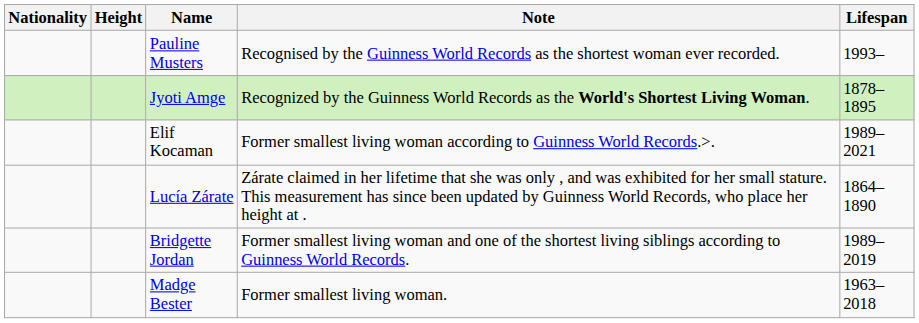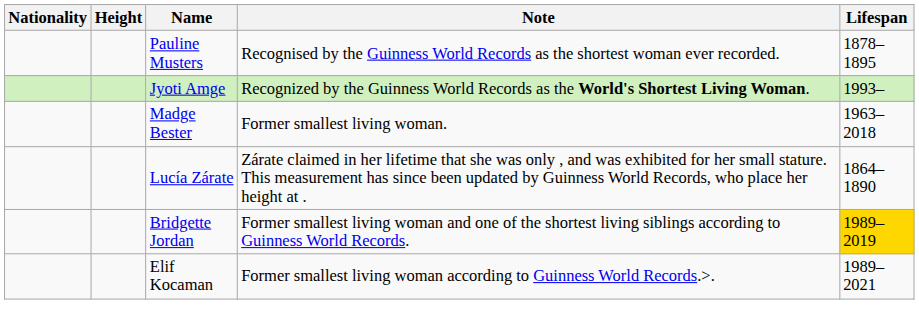(864, 52) 1993– -> (864, 52) 1878–1895
(864, 97) 1878–1895 -> (864, 88) 1993–
rows swapped: (173, 294) <-> (181, 142)
(864, 250) no background -> (864, 231) gold background
